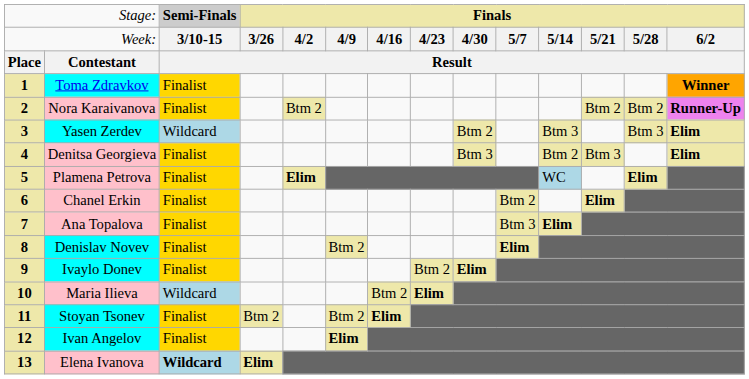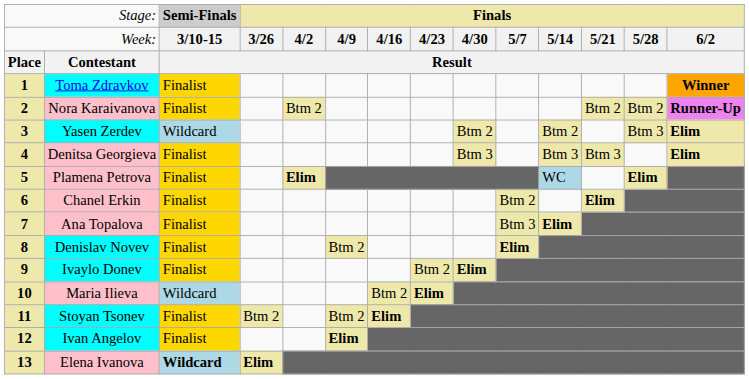(560, 131) Btm 3 -> (560, 131) Btm 2
(560, 154) Btm 2 -> (560, 154) Btm 3
